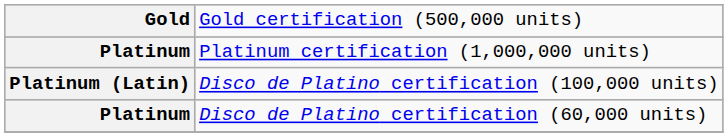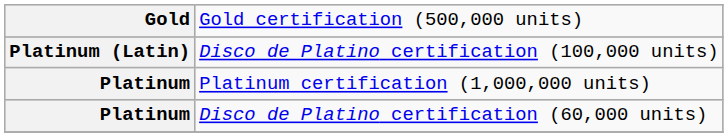rows swapped: (425, 52) <-> (459, 84)
